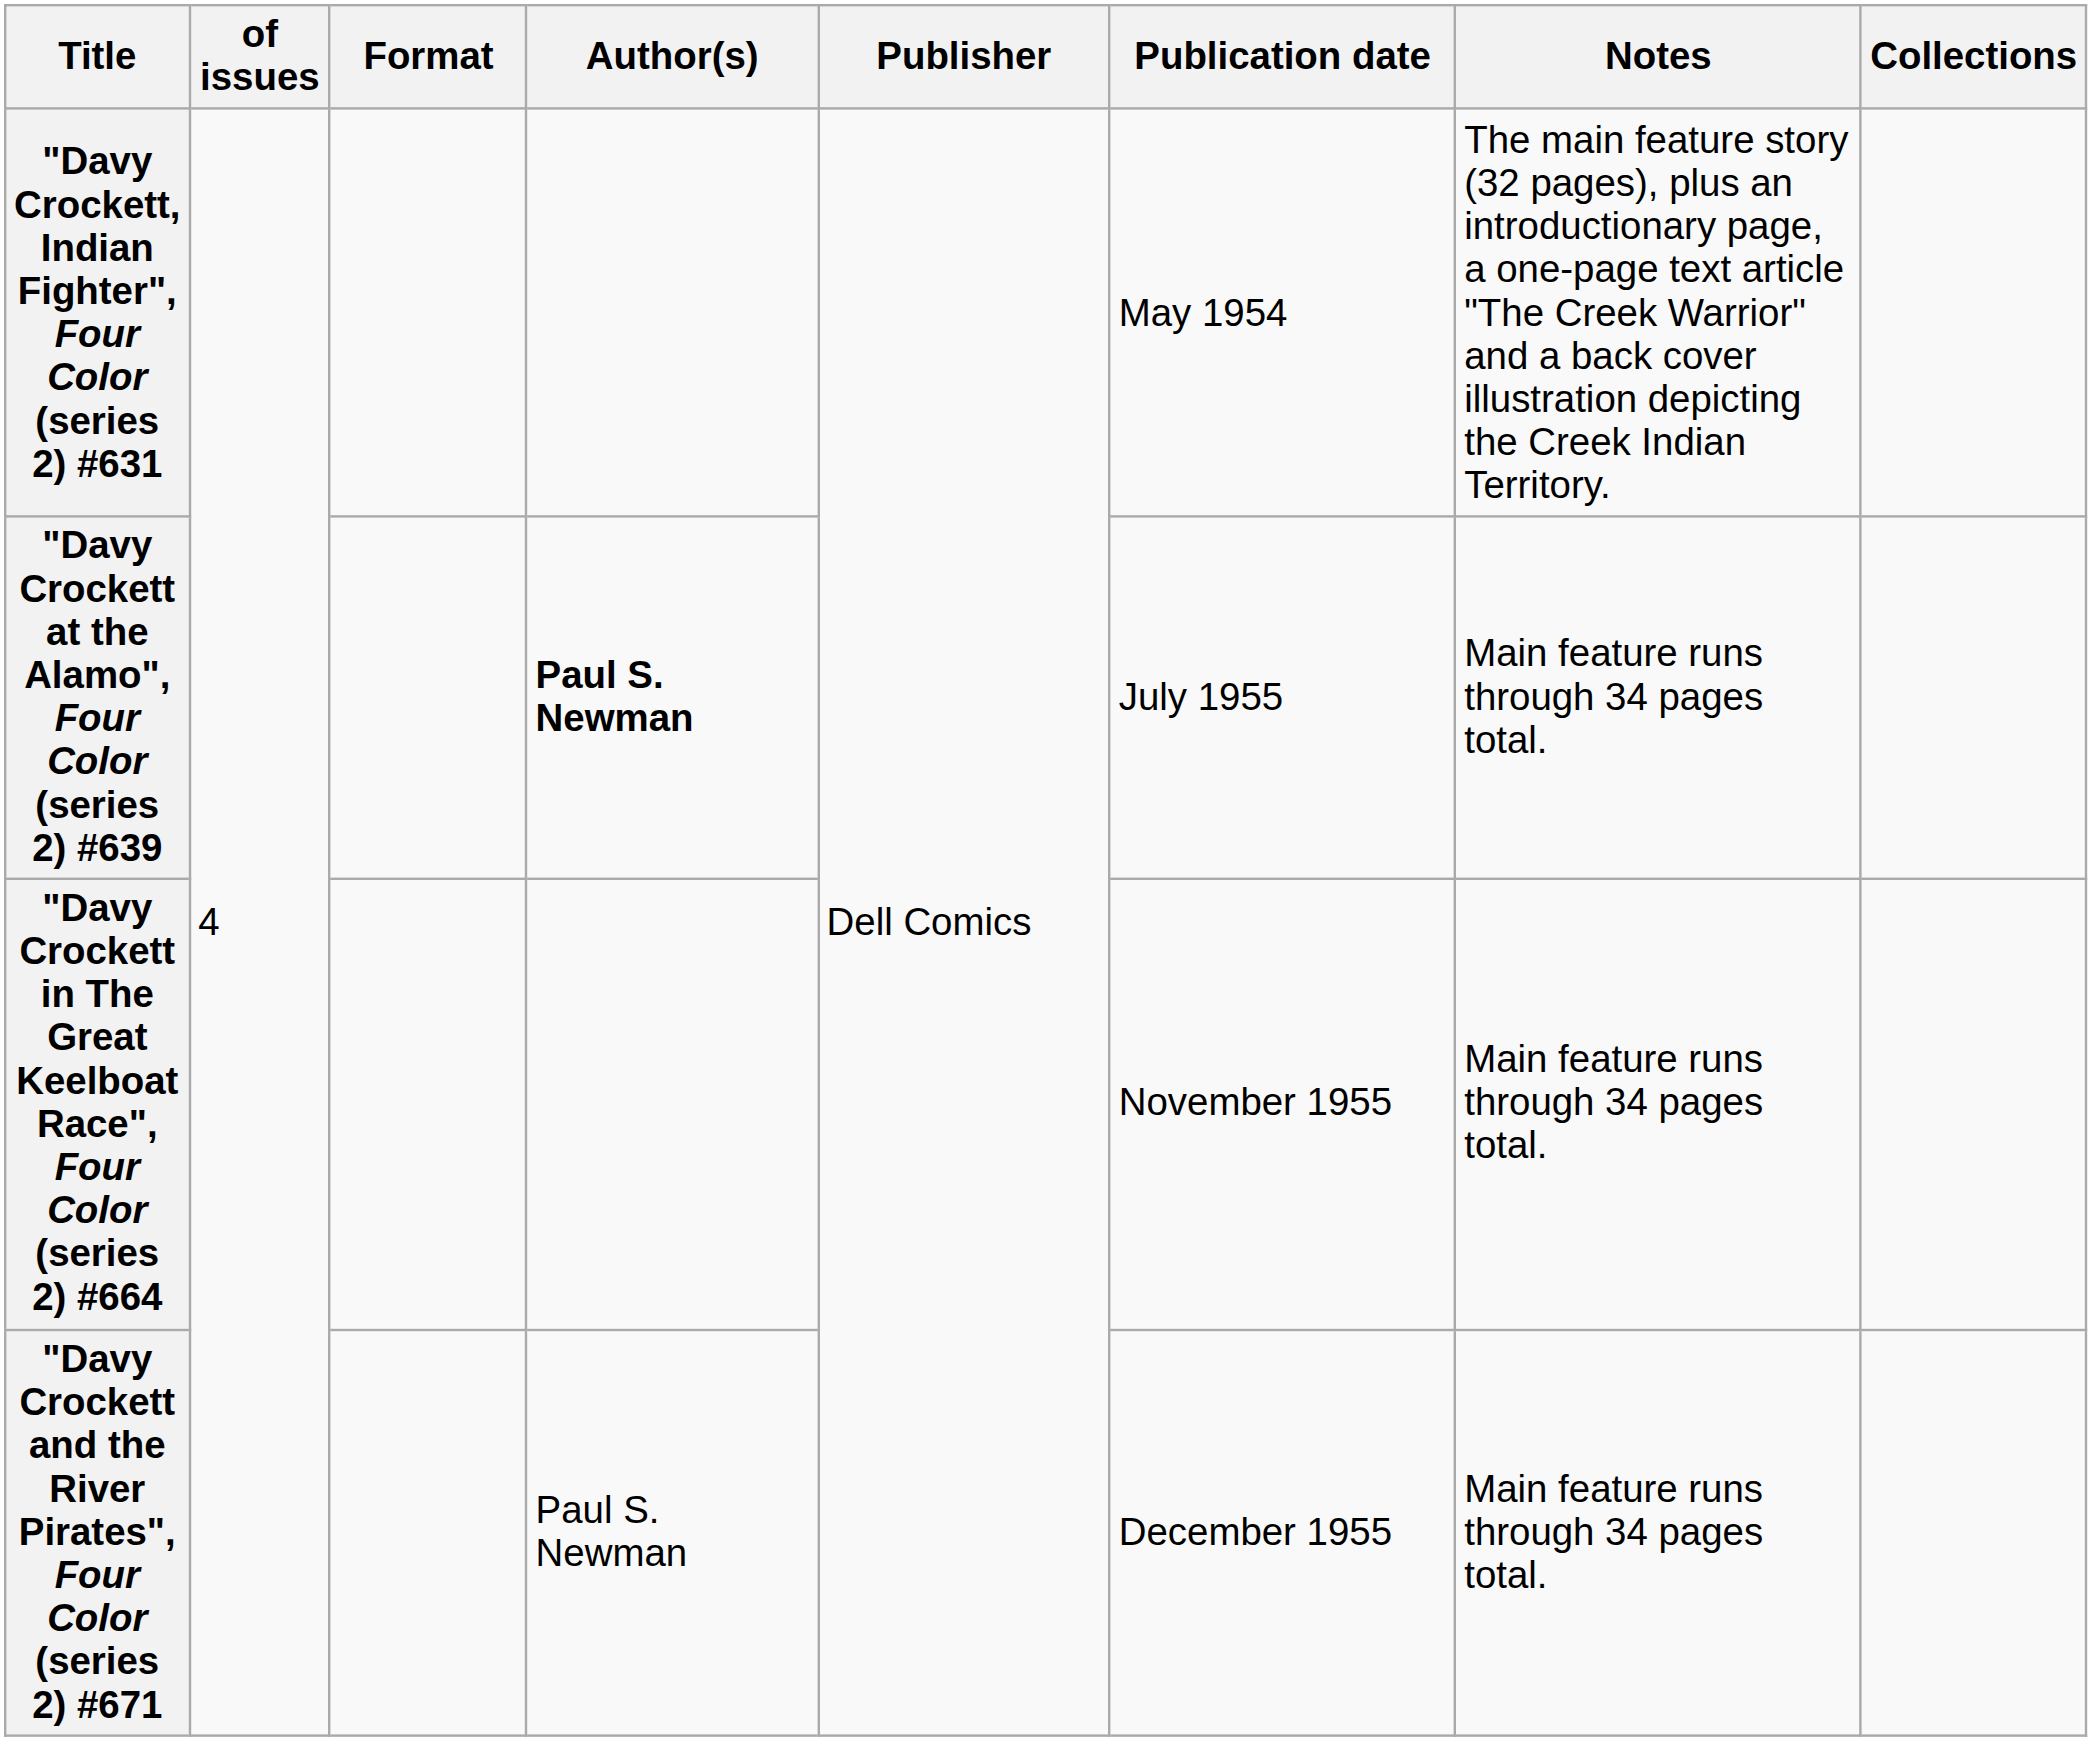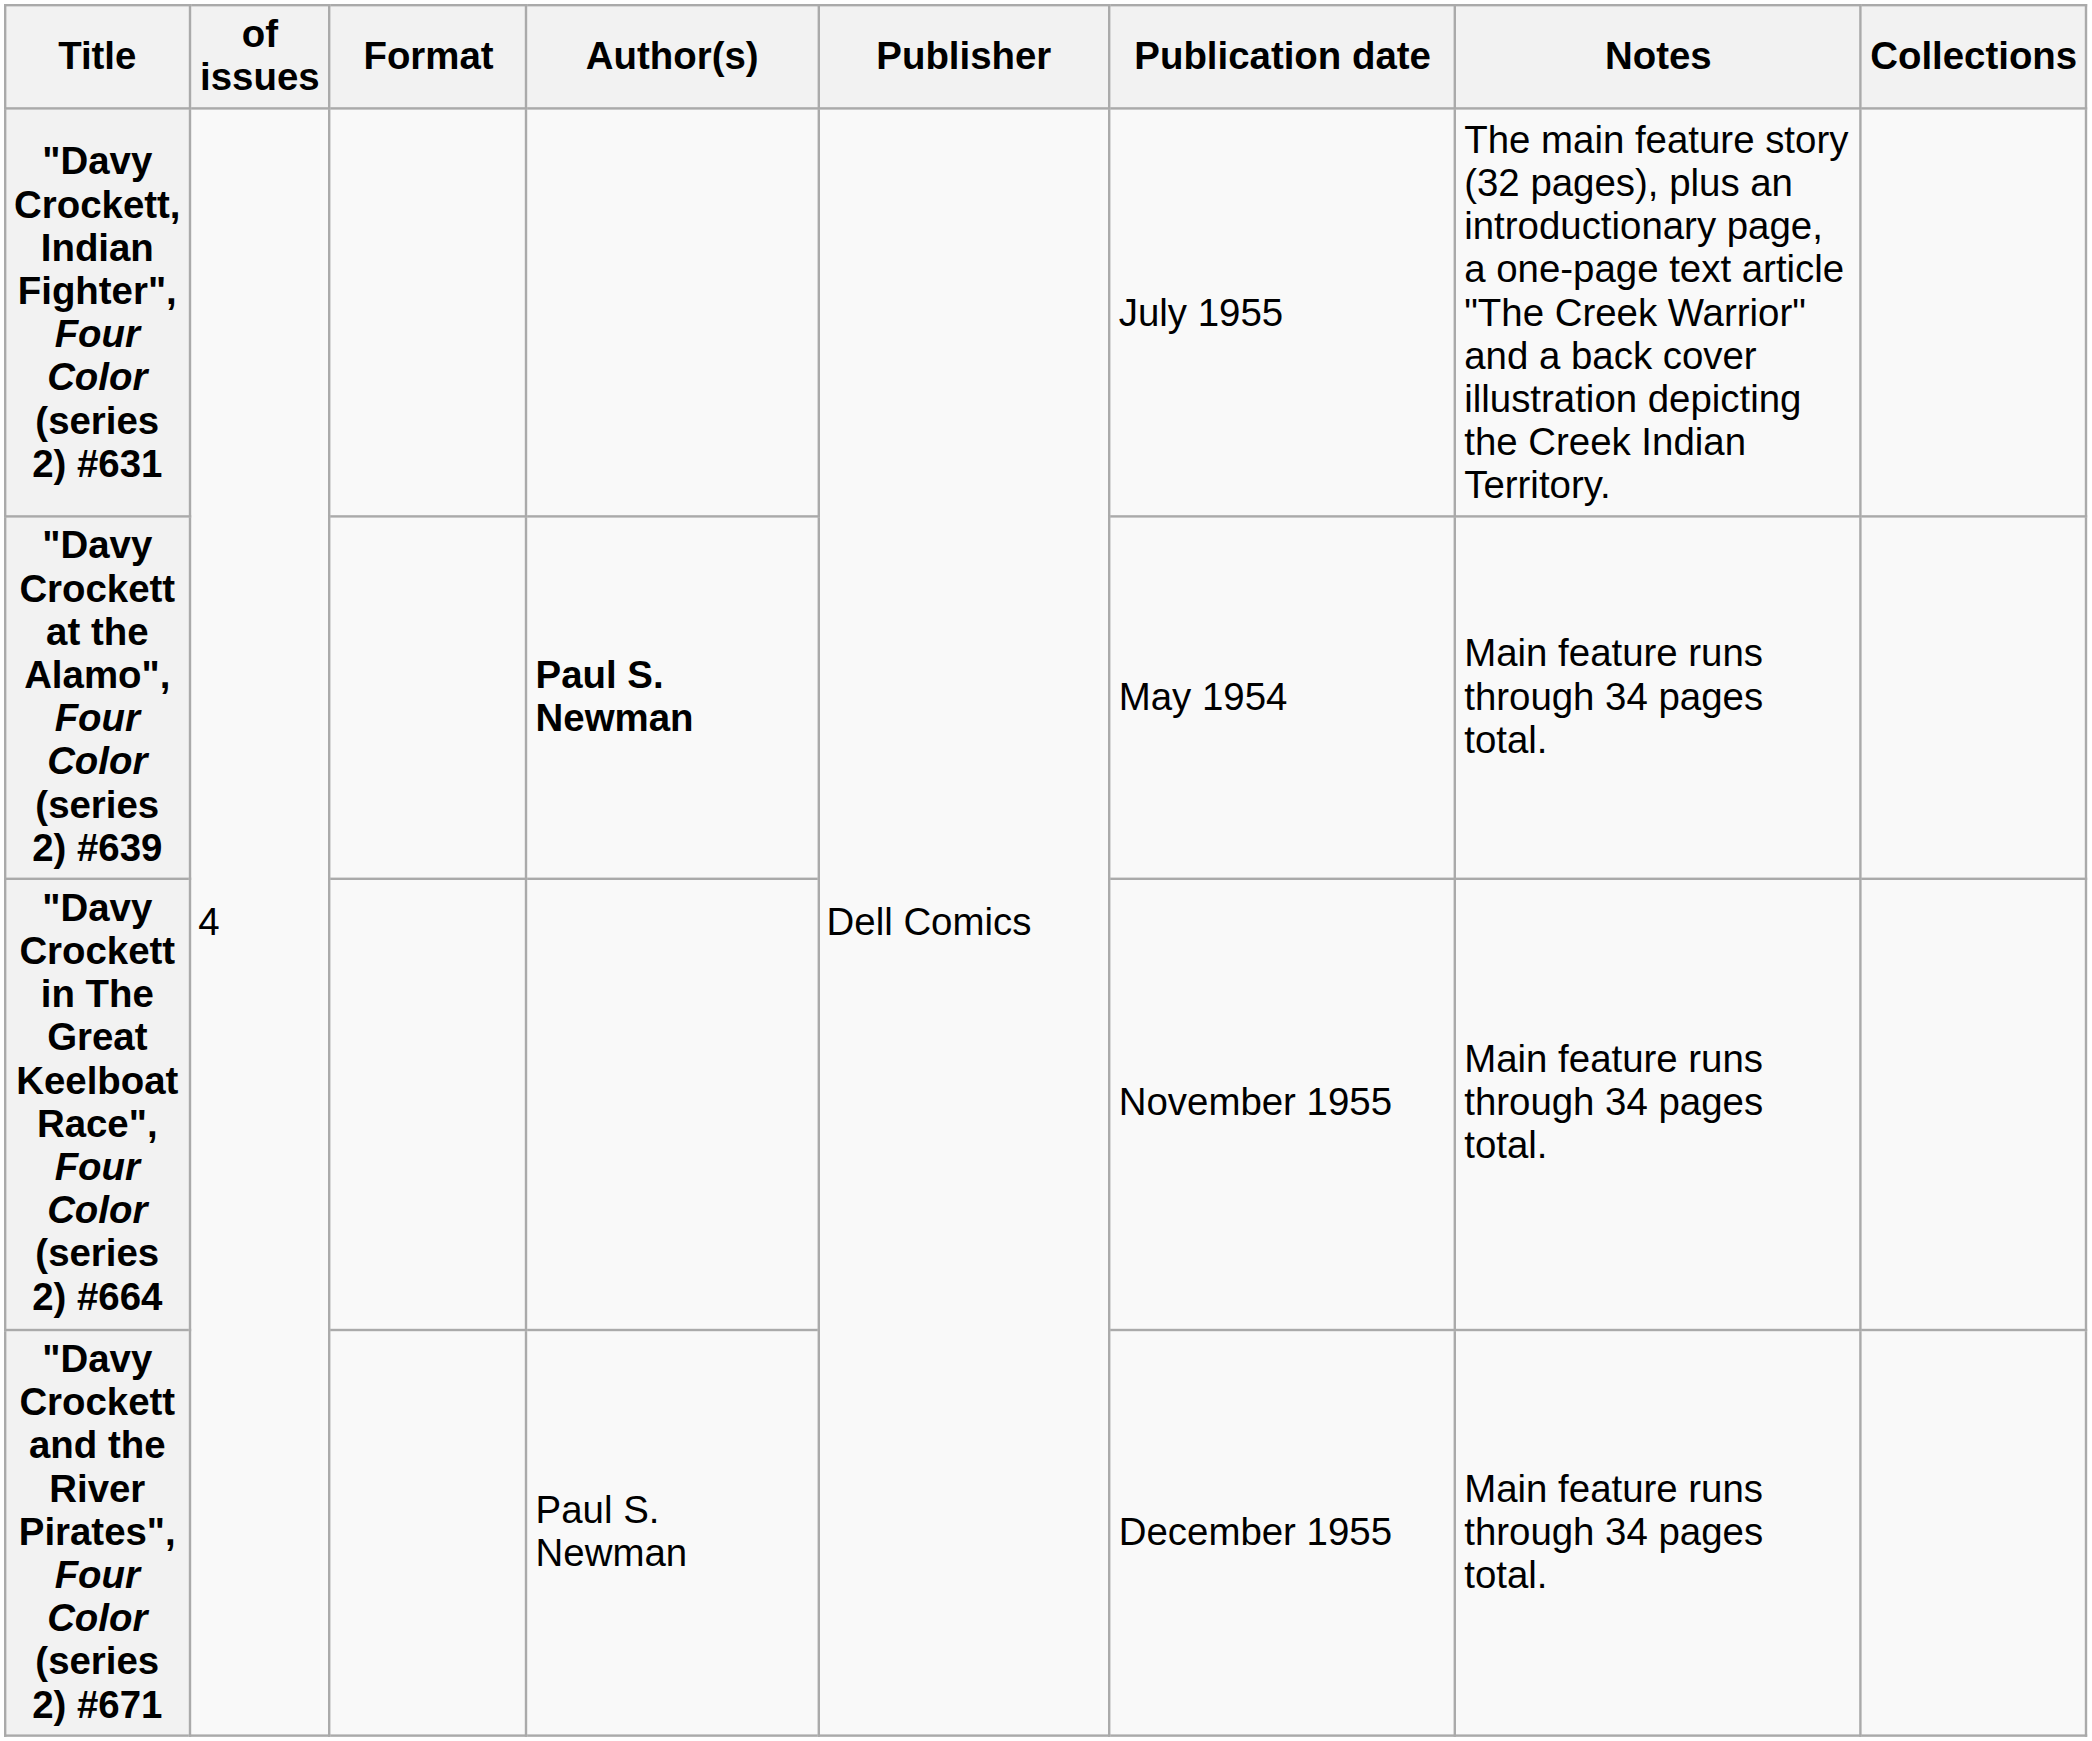(1203, 311) May 1954 -> (1201, 311) July 1955
(1201, 696) July 1955 -> (1203, 696) May 1954
